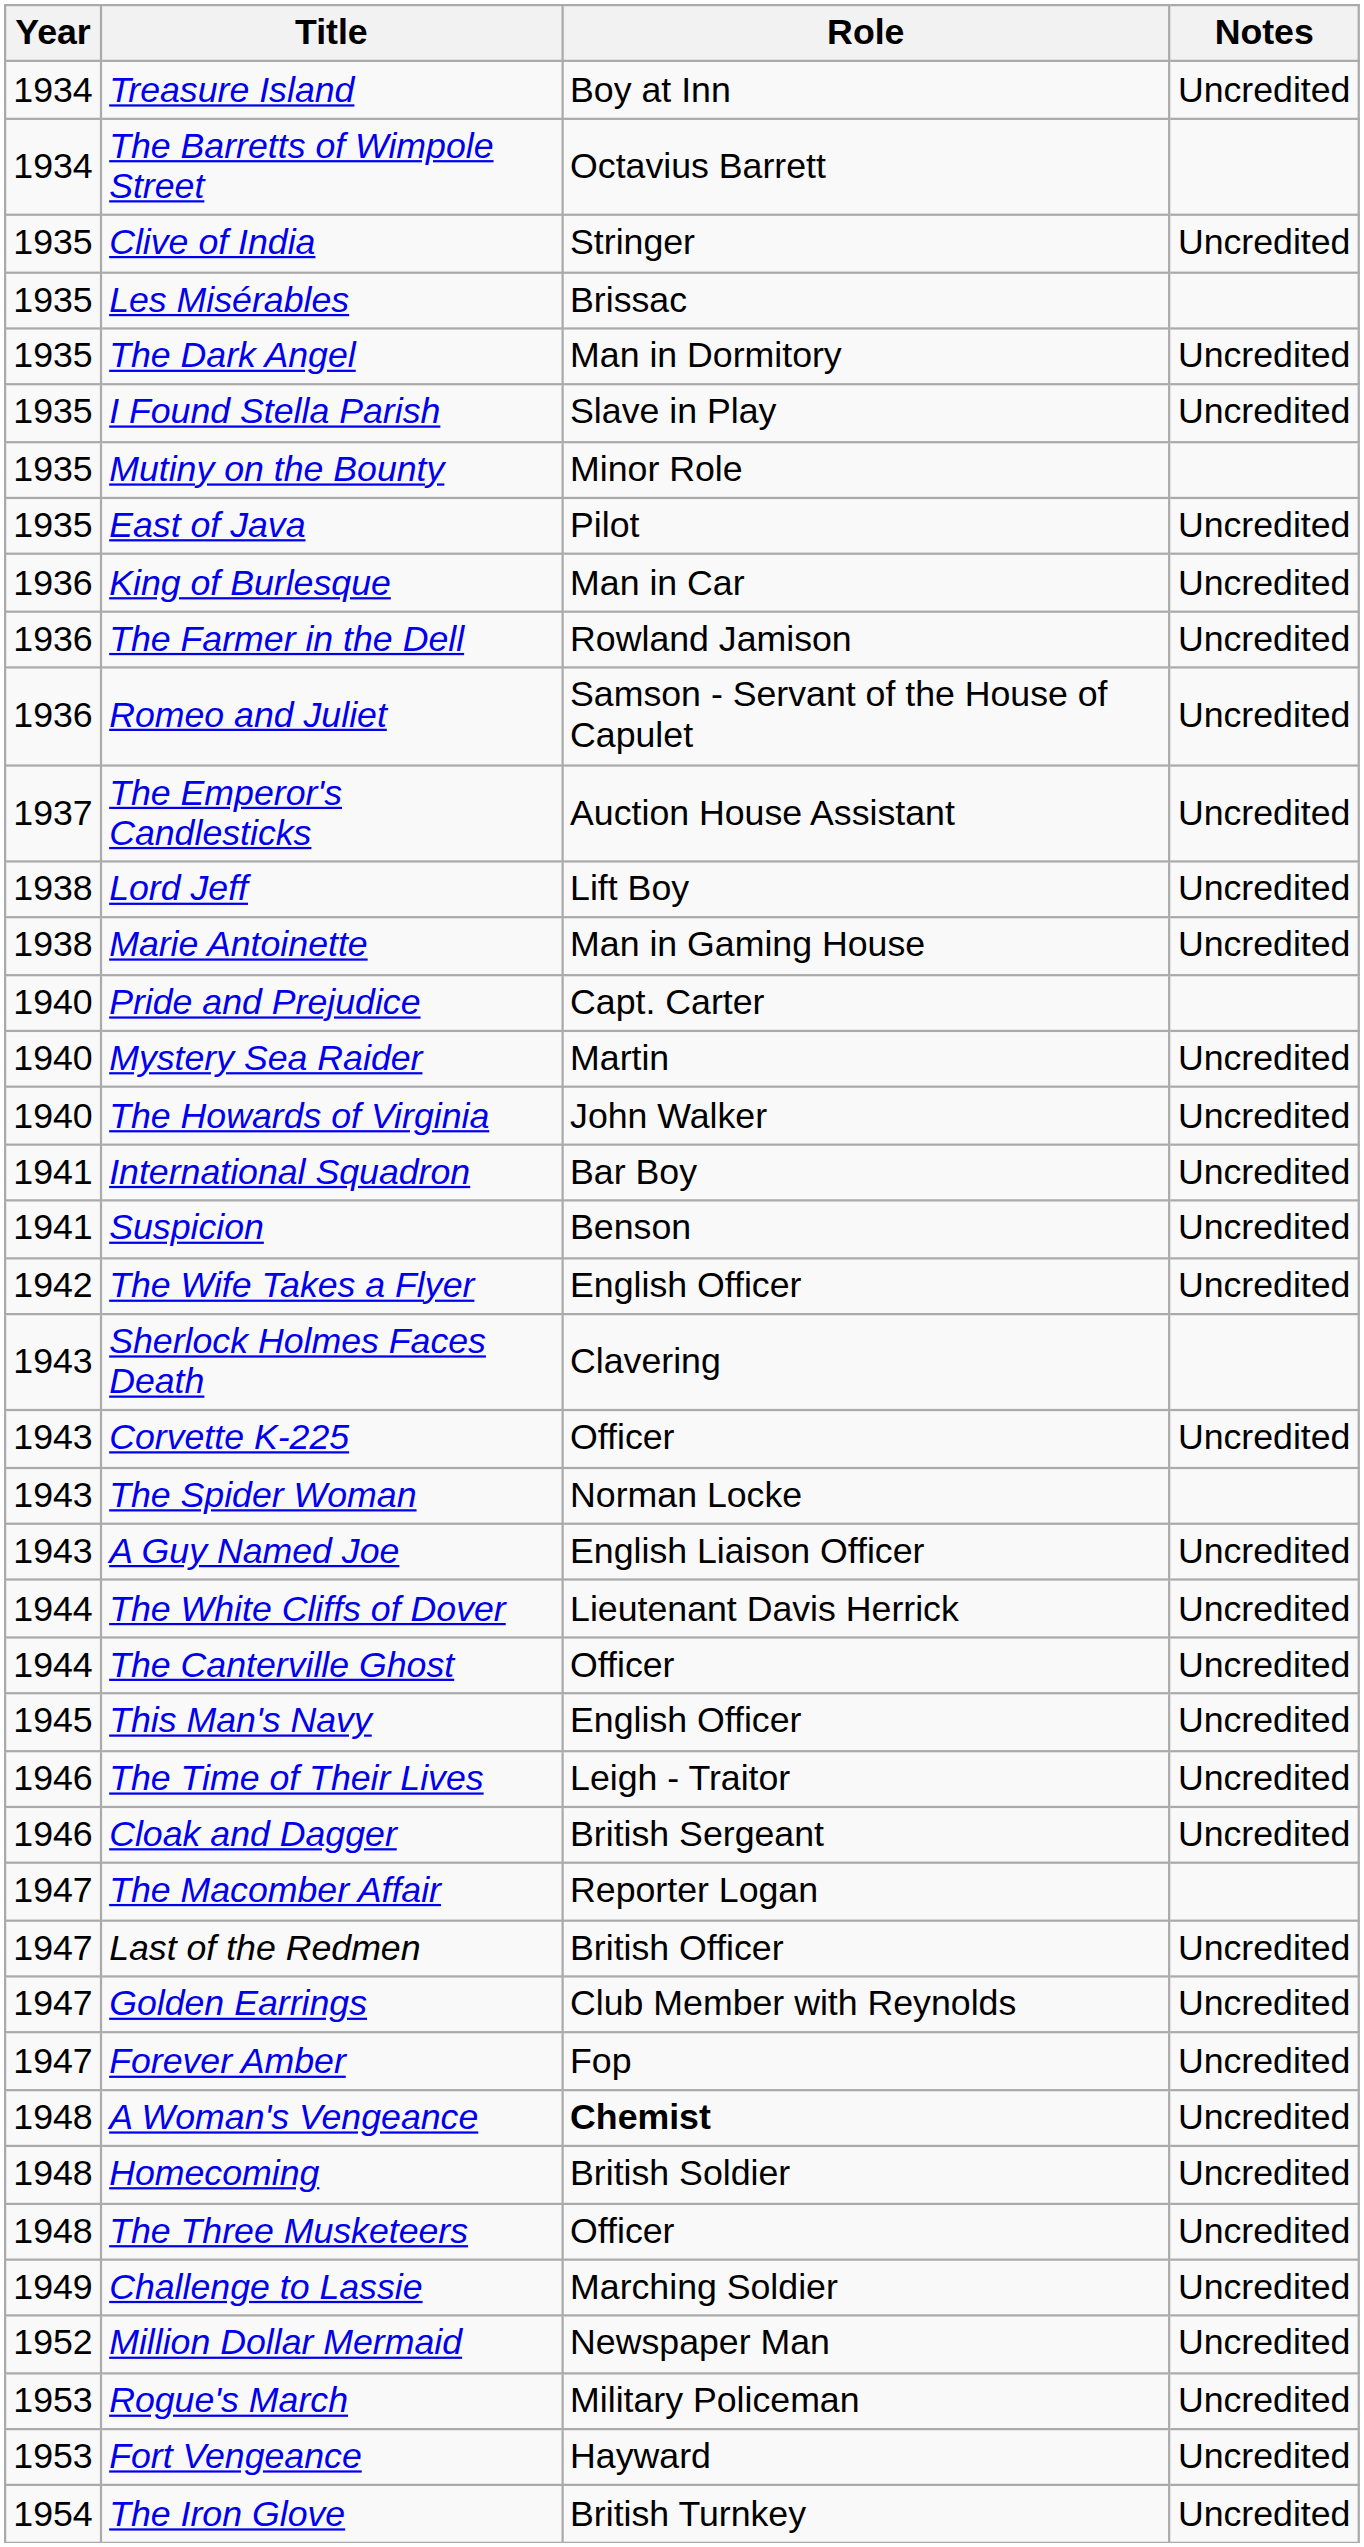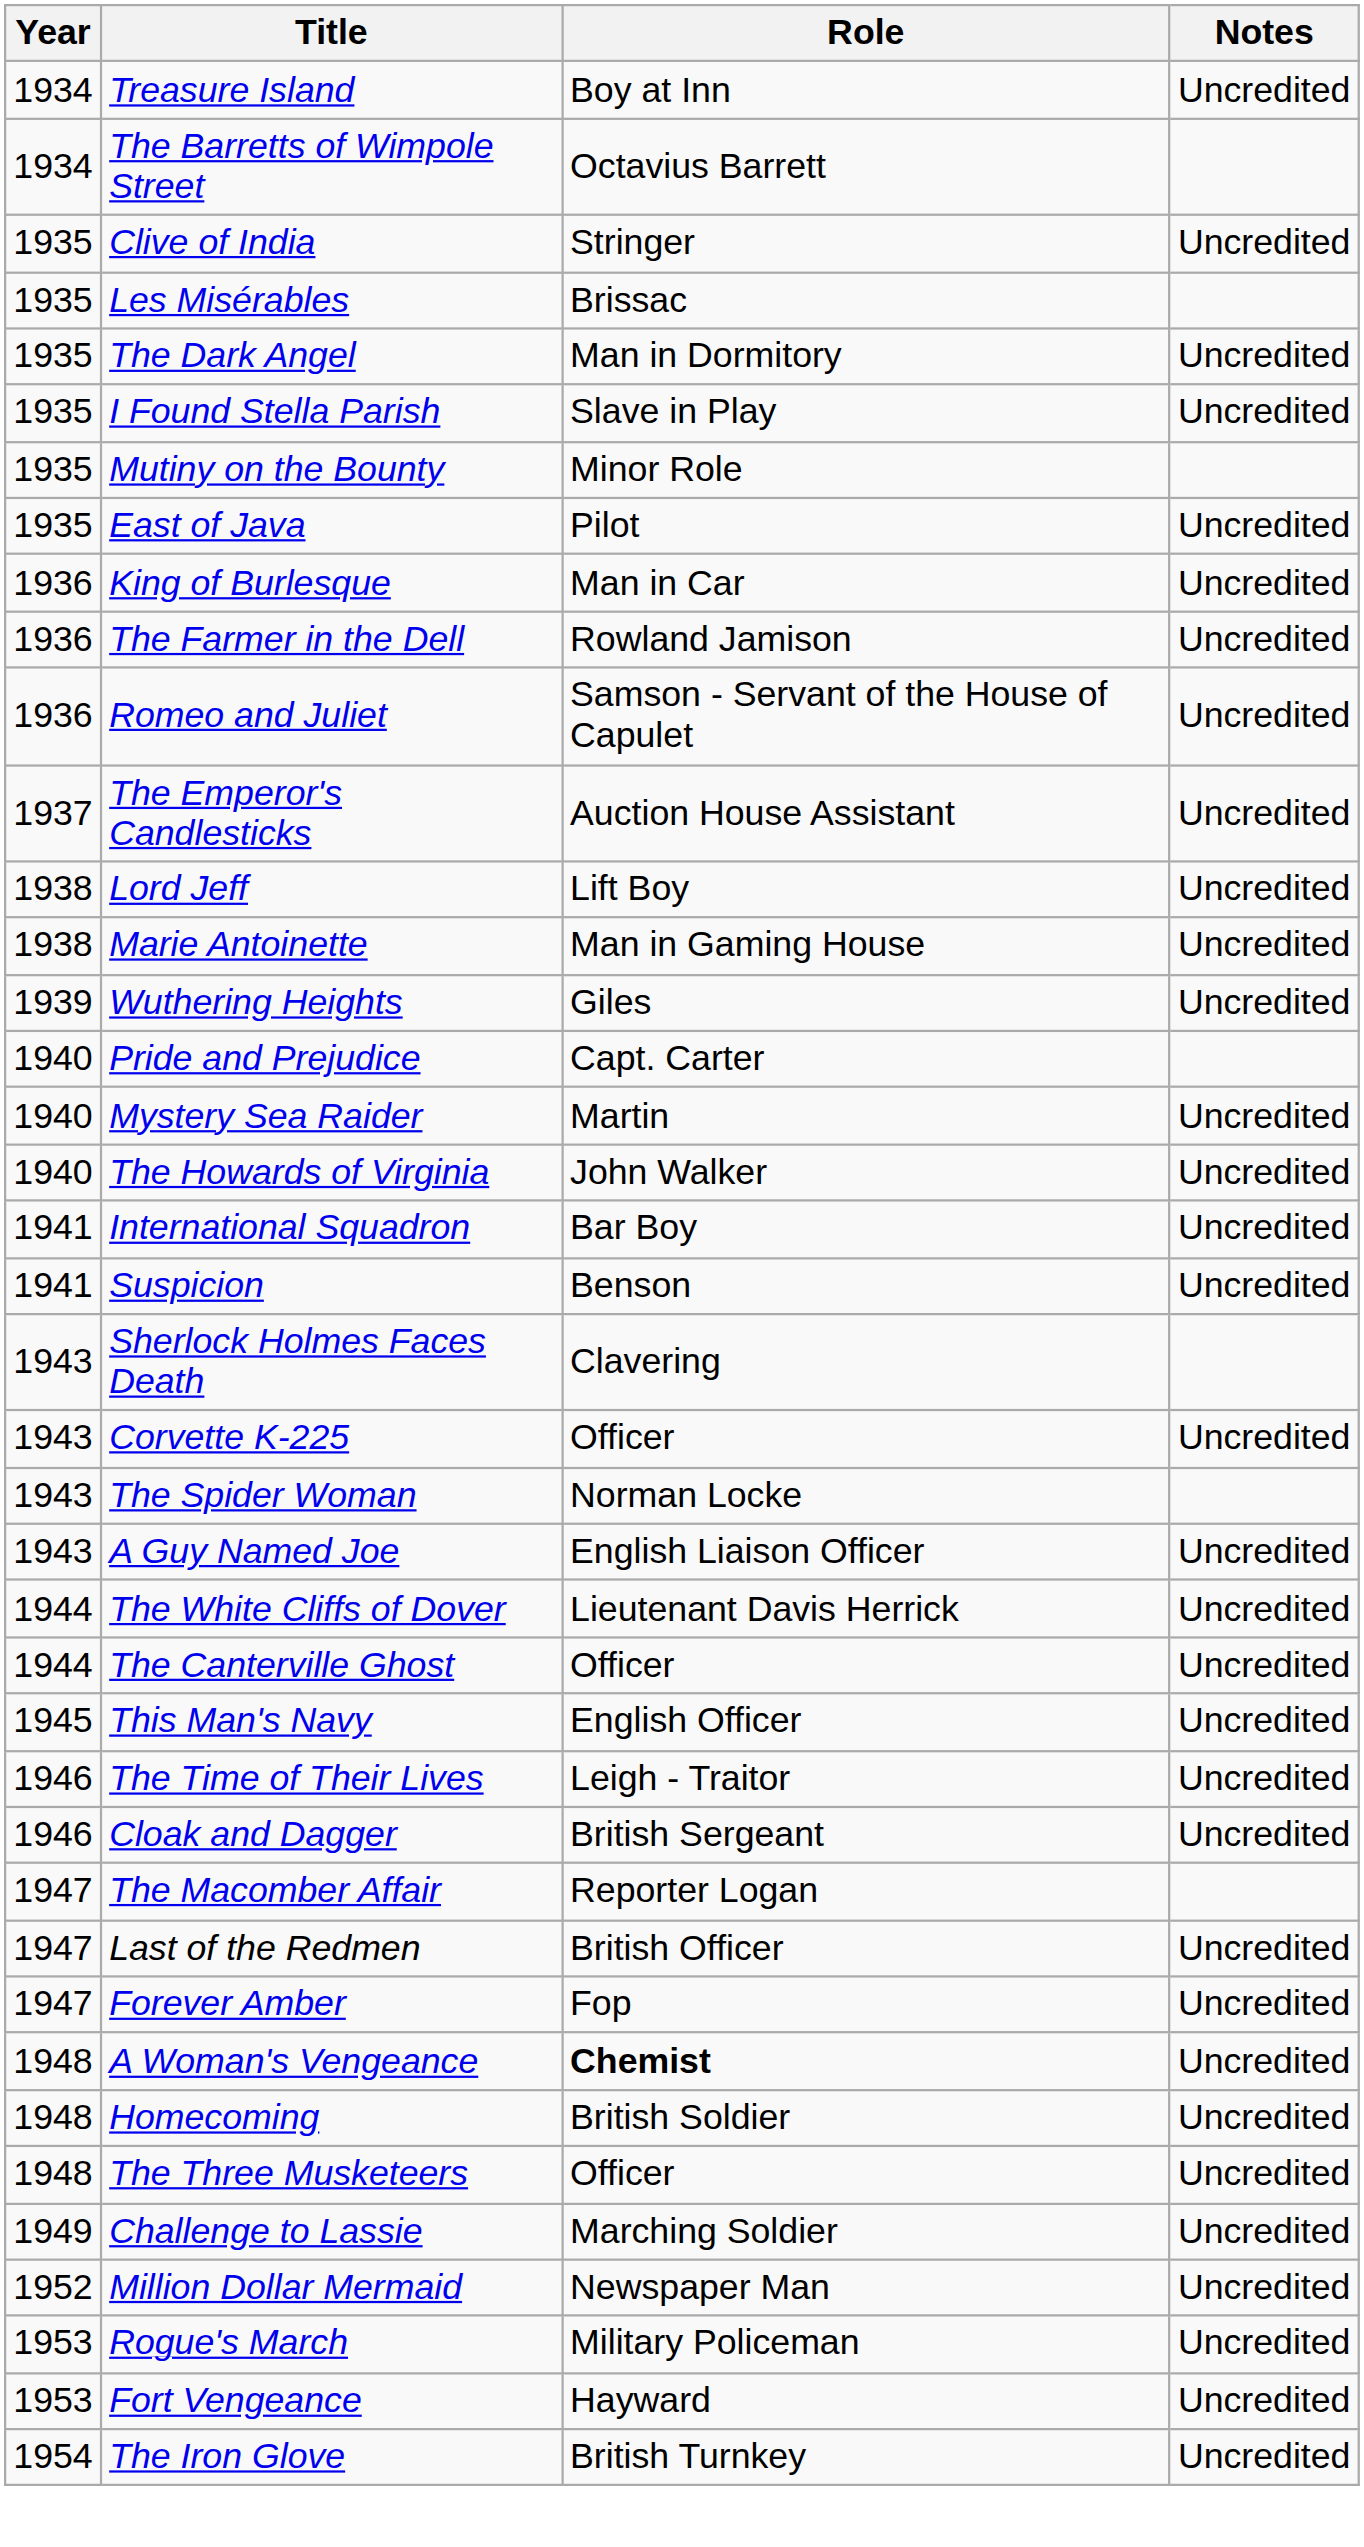+ row: (256, 1002)
- row: (292, 1284)
- row: (238, 2004)
